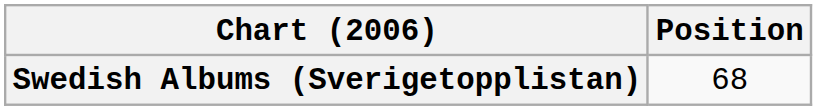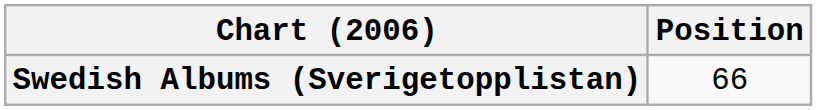(730, 81) 68 -> (730, 81) 66
